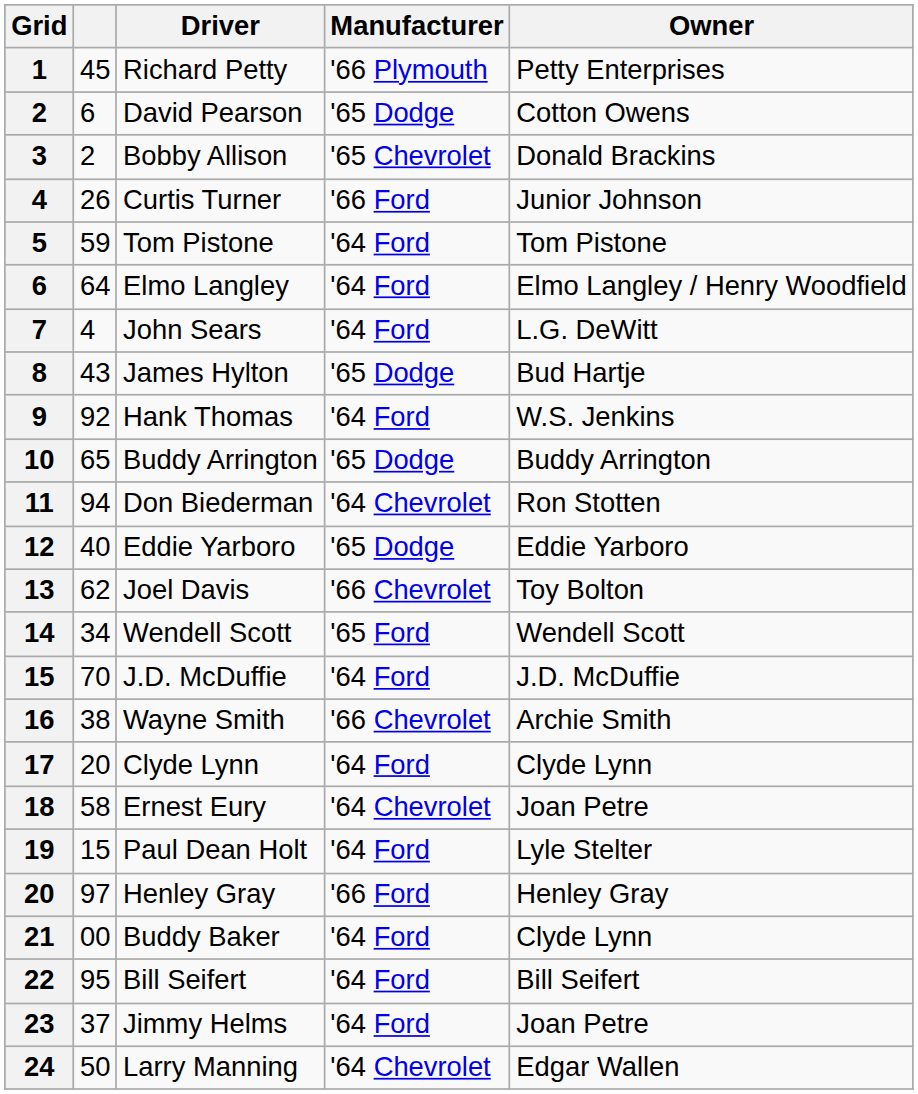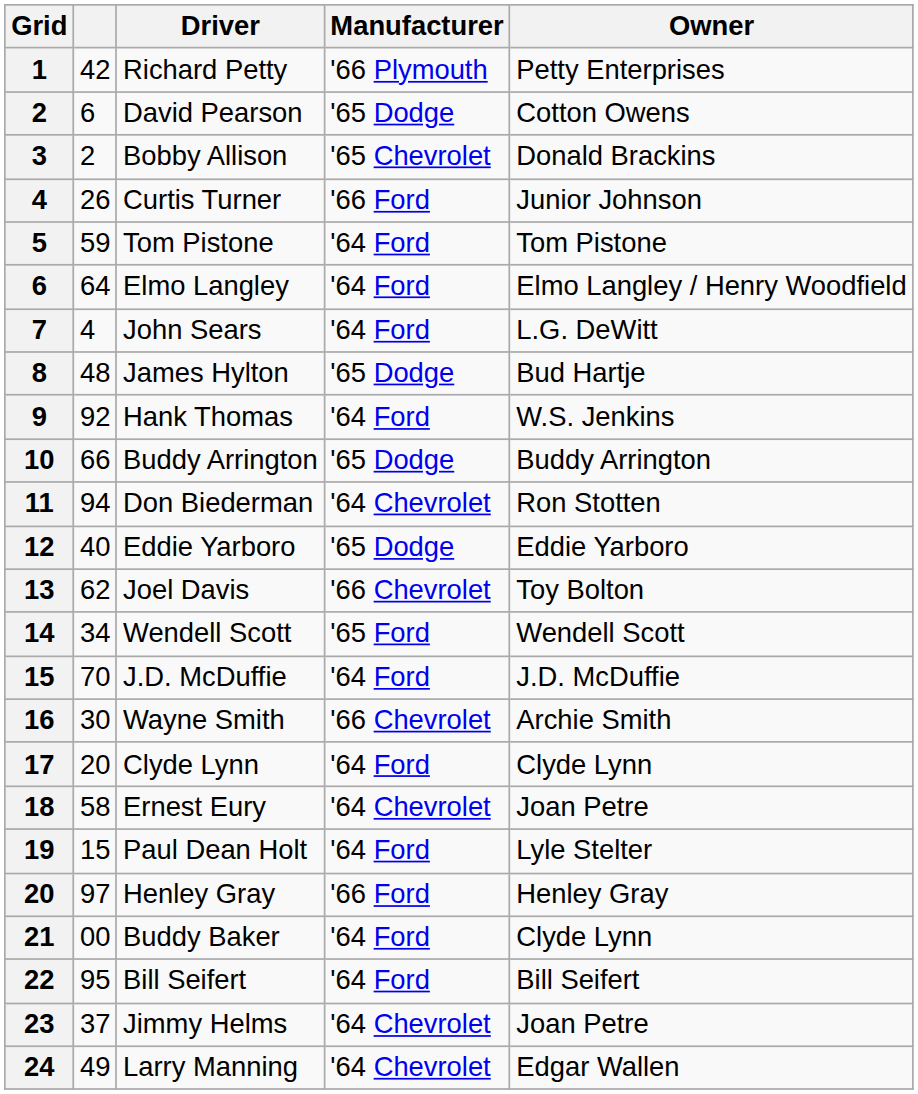(95, 69) 45 -> (95, 69) 42
(95, 373) 43 -> (95, 373) 48
(95, 460) 65 -> (95, 460) 66
(95, 720) 38 -> (95, 720) 30
(380, 1024) '64 Ford -> (411, 1024) '64 Chevrolet
(95, 1067) 50 -> (95, 1067) 49
